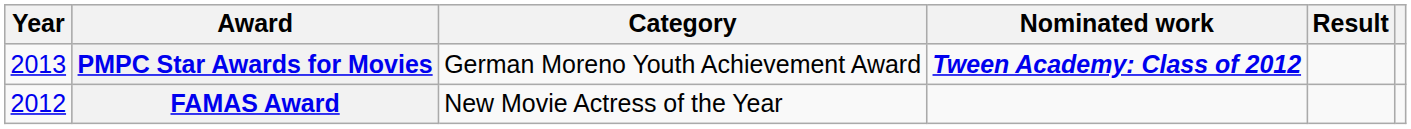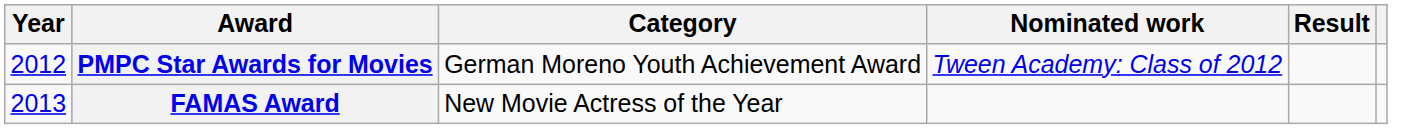(38, 63) 2013 -> (38, 63) 2012
(1117, 63) bold -> (1107, 63) normal
(38, 103) 2012 -> (38, 103) 2013
